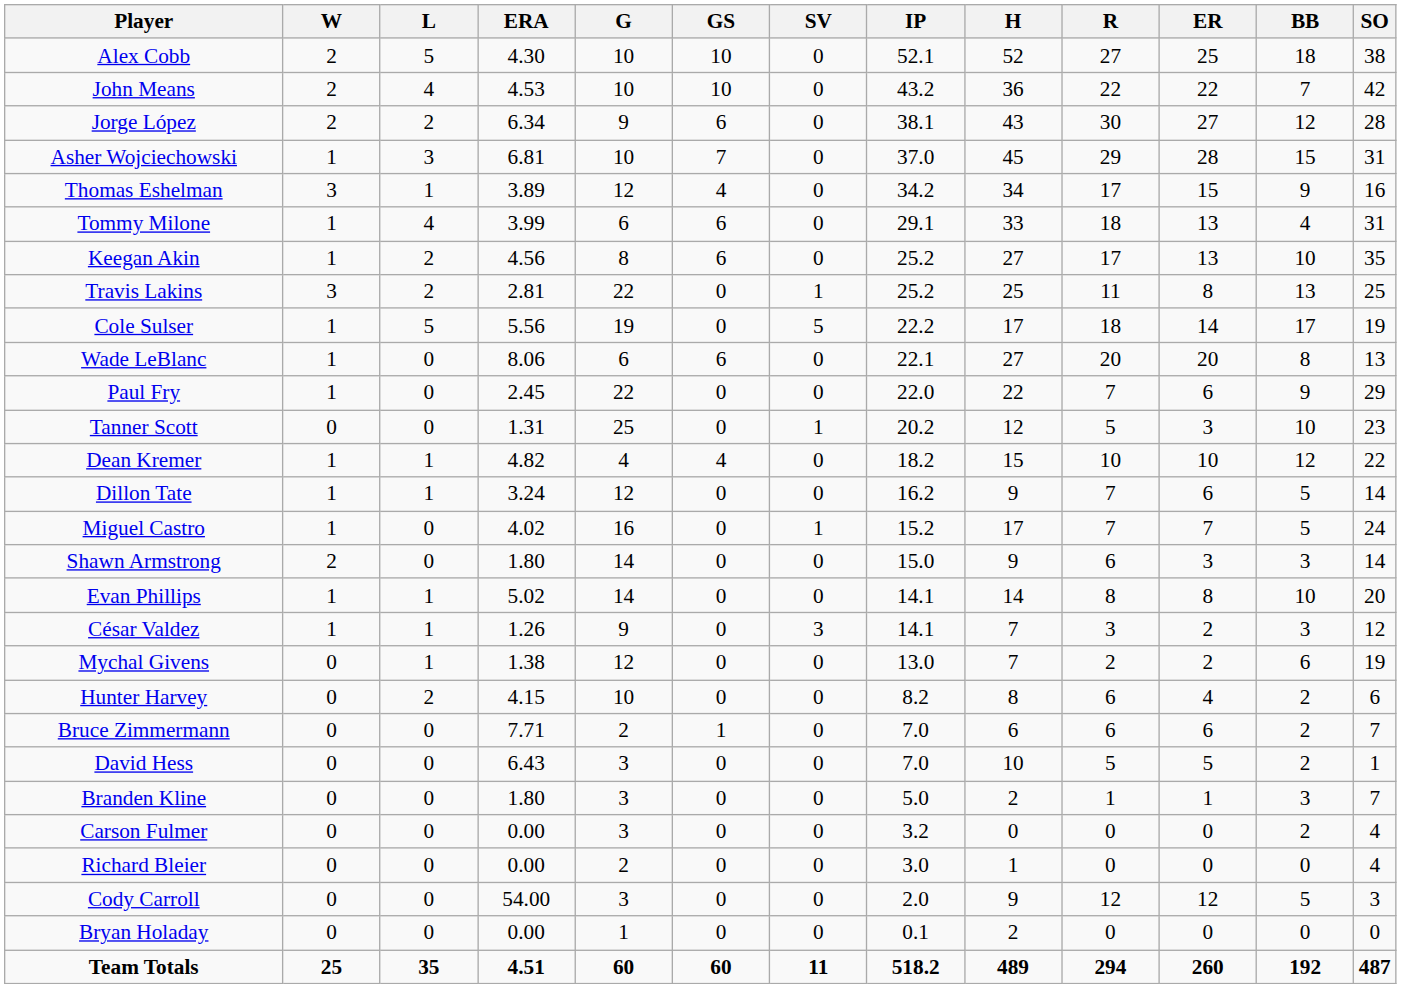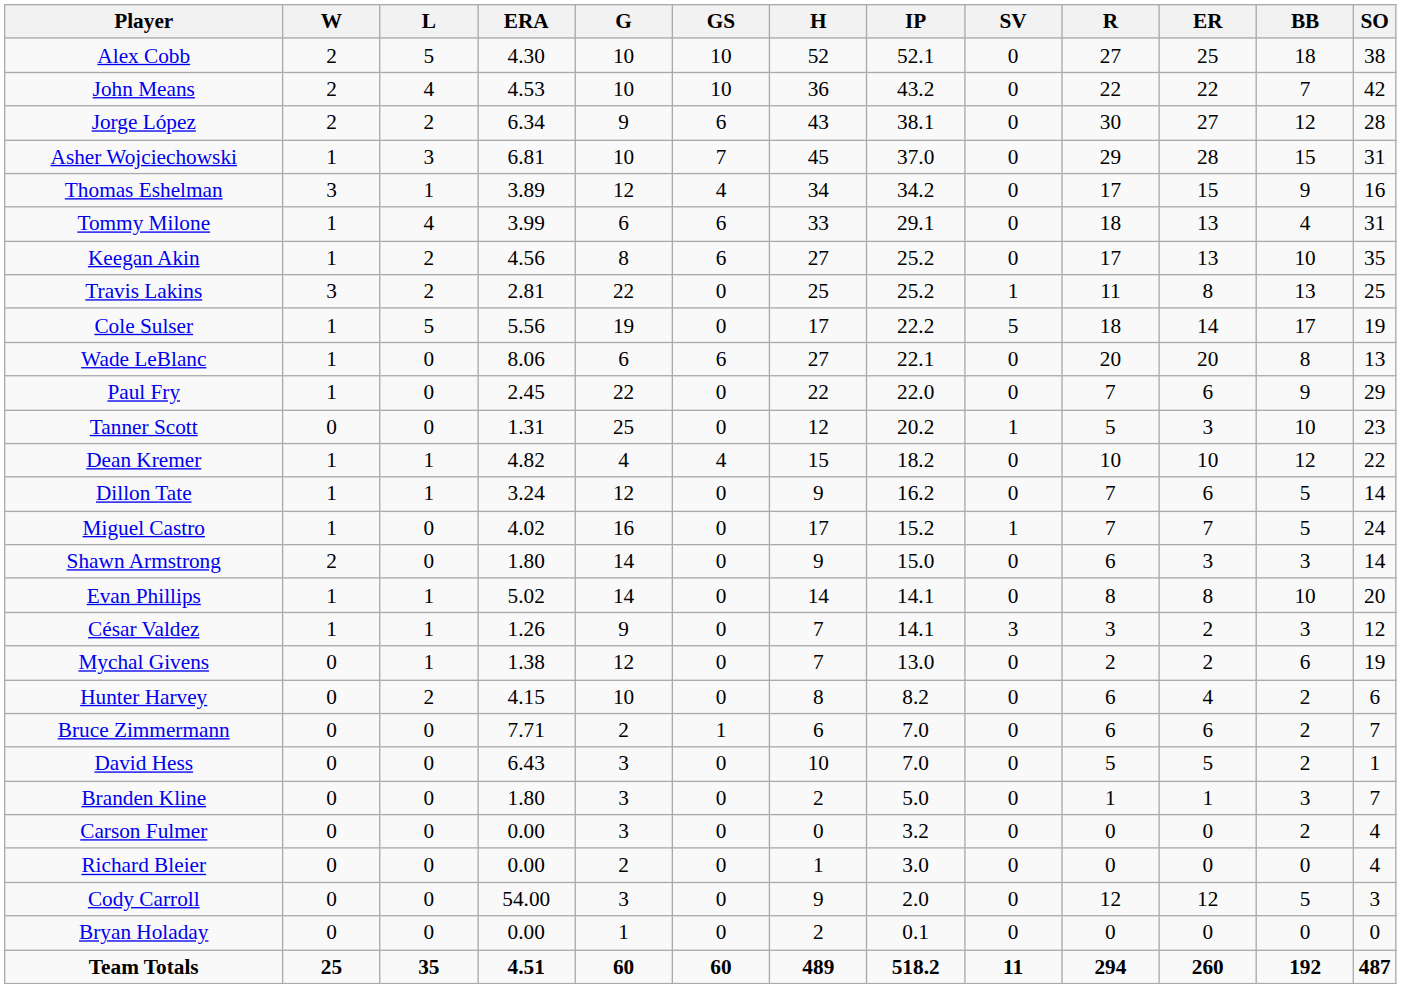columns swapped: (818, 21) <-> (1013, 21)
